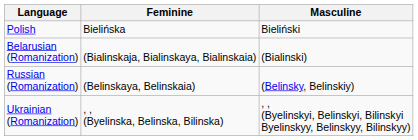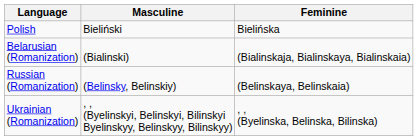columns swapped: (336, 12) <-> (170, 12)
